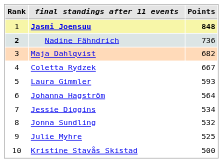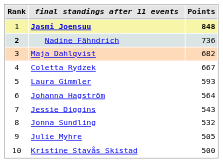(208, 109) 534 -> (208, 109) 543
(208, 137) 525 -> (208, 137) 505
